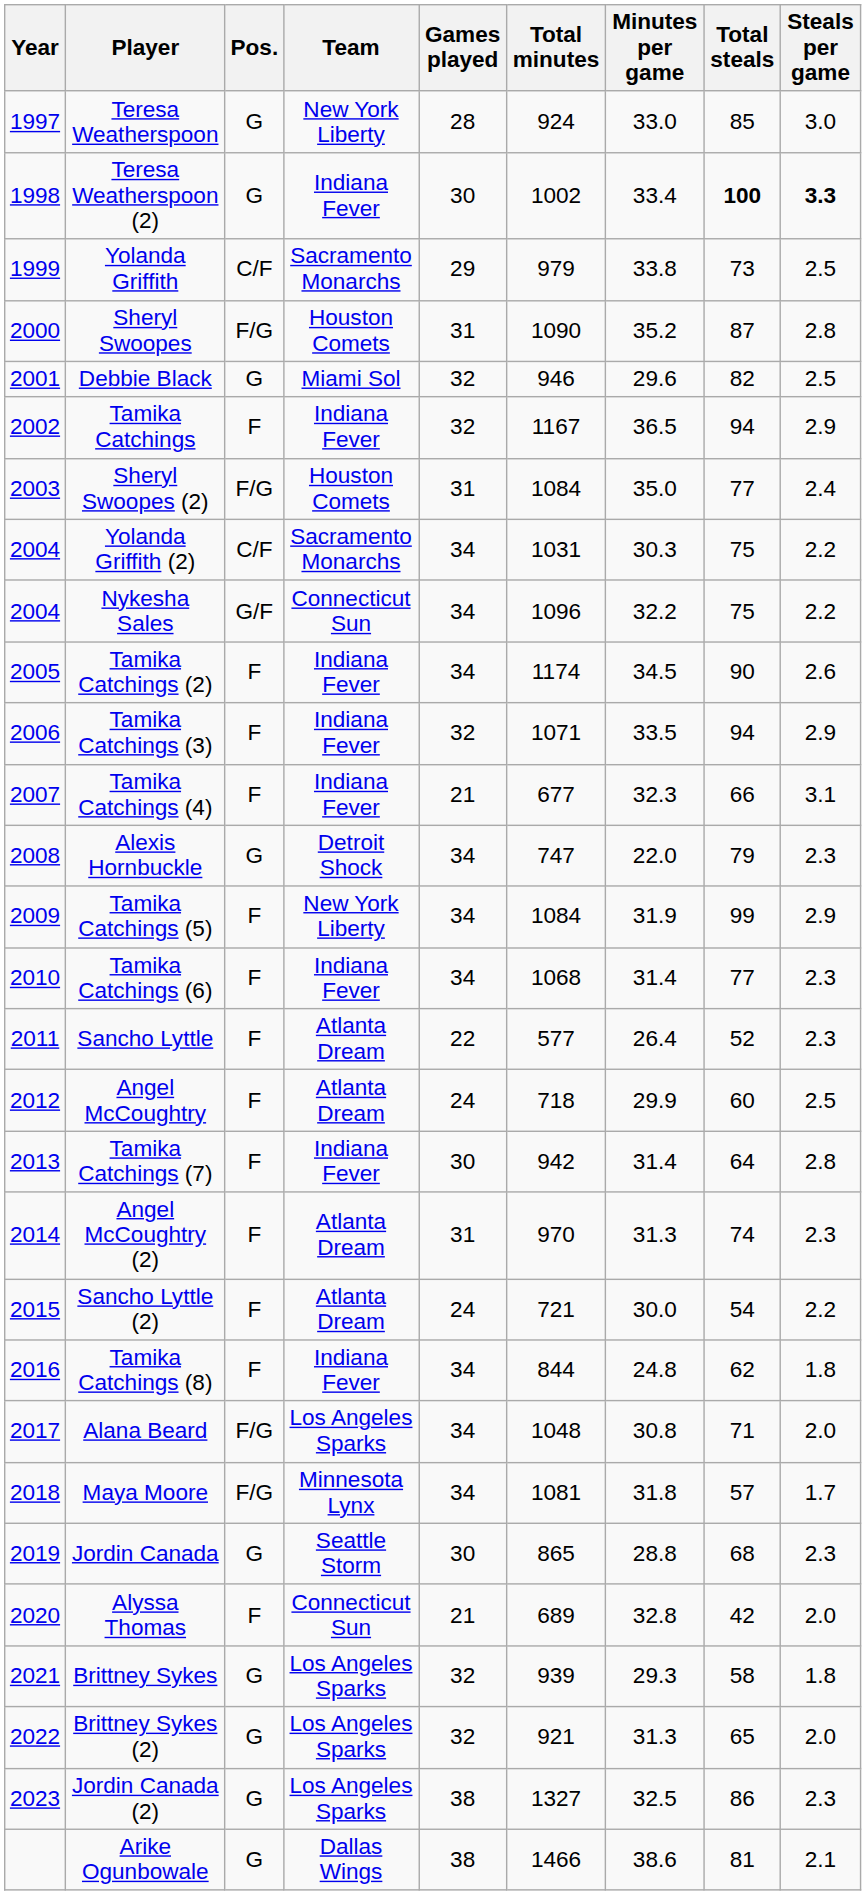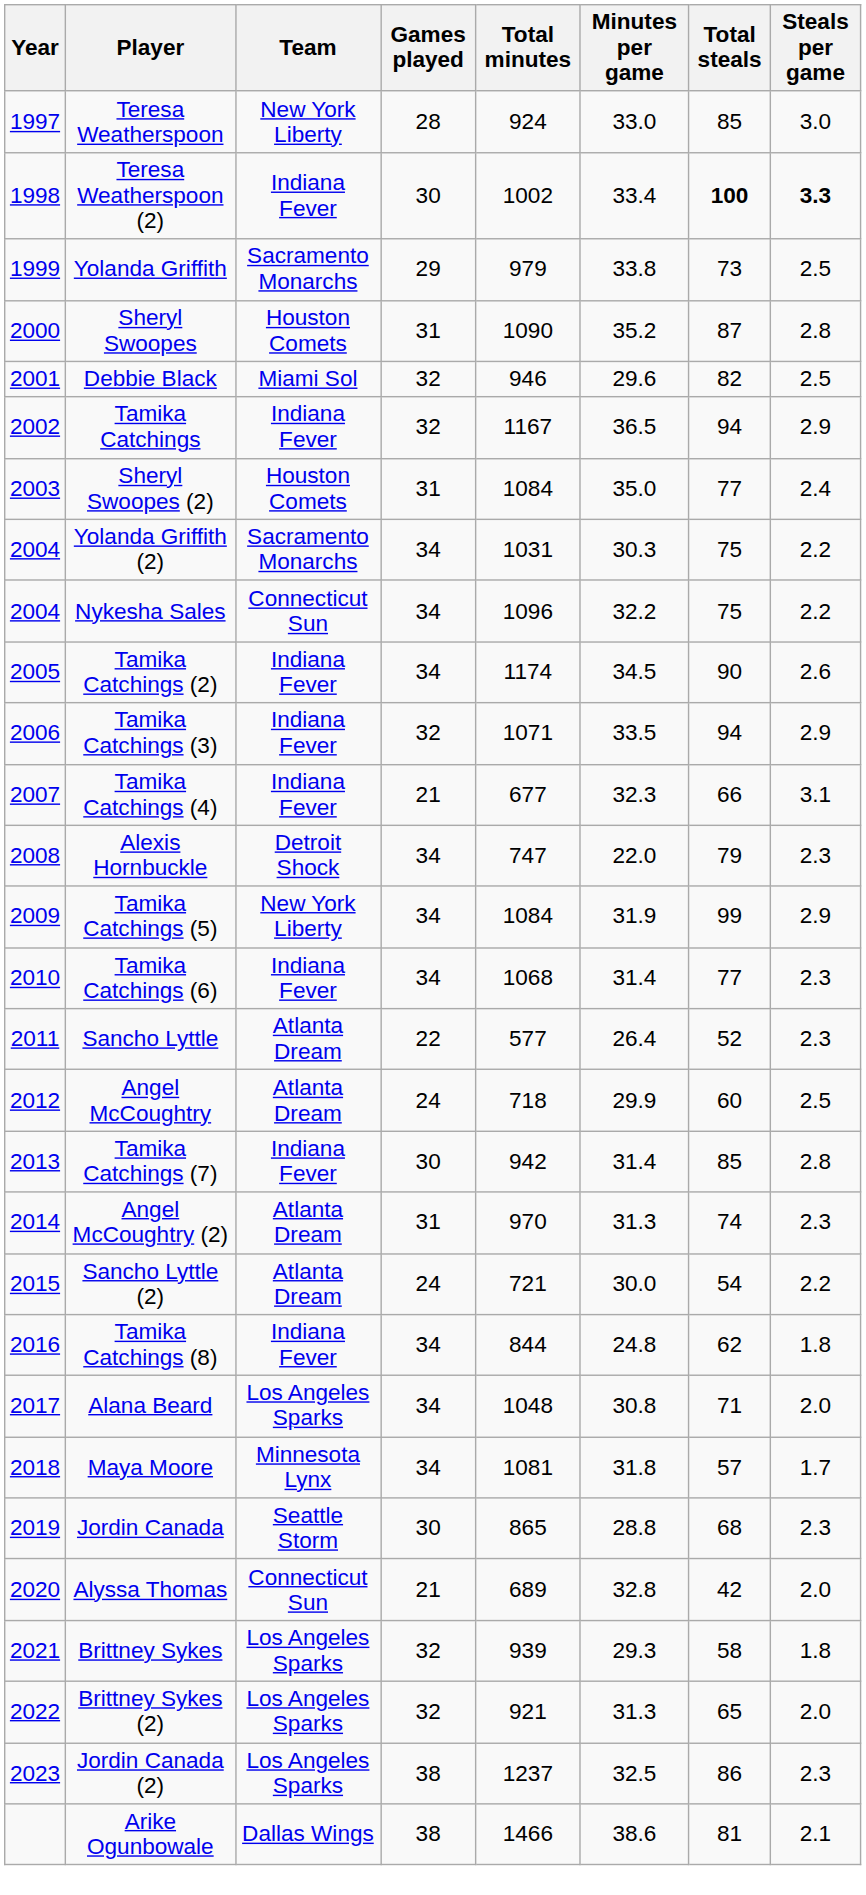- column: (254, 47)
(742, 1161) 64 -> (730, 1161) 85
(556, 1798) 1327 -> (528, 1772) 1237
